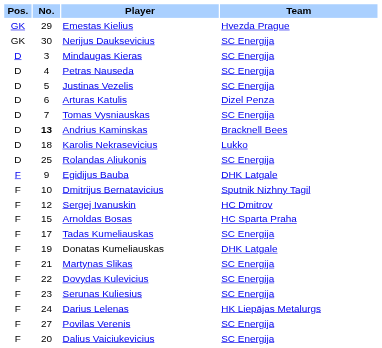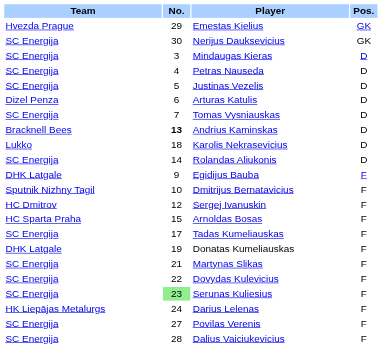columns swapped: (18, 11) <-> (299, 11)
(46, 160) 25 -> (177, 160) 14
(46, 293) no background -> (177, 293) lightgreen background
(46, 338) 20 -> (177, 338) 28
